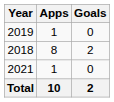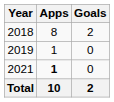rows swapped: (21, 50) <-> (21, 32)
(54, 69) normal -> (54, 69) bold
